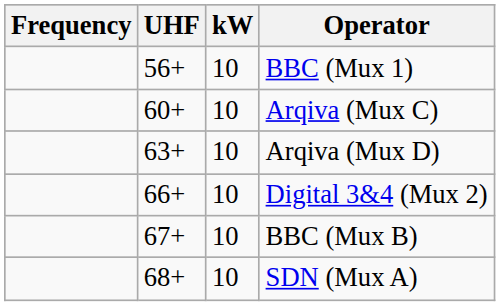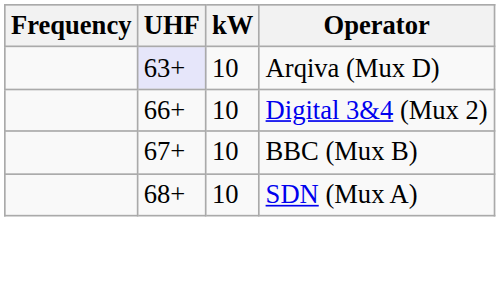- row: (339, 67)
- row: (352, 109)
(164, 151) no background -> (164, 67) lavender background
